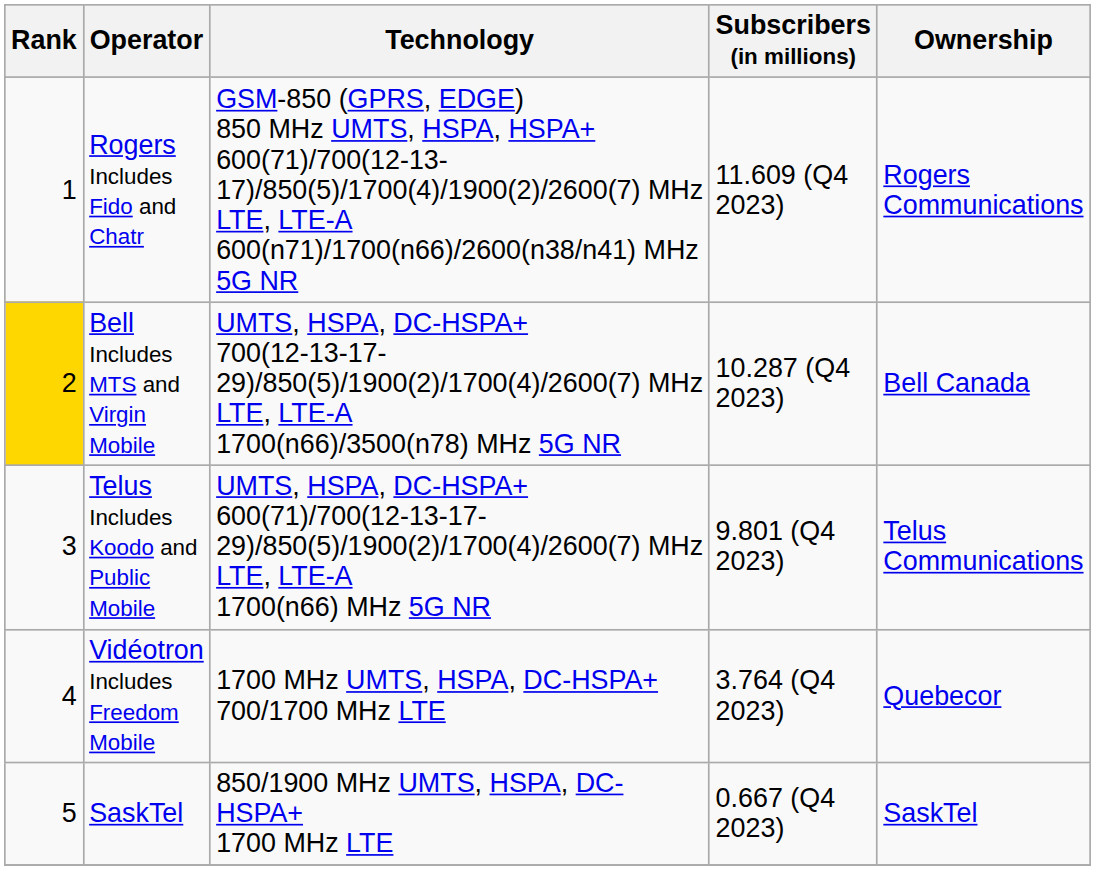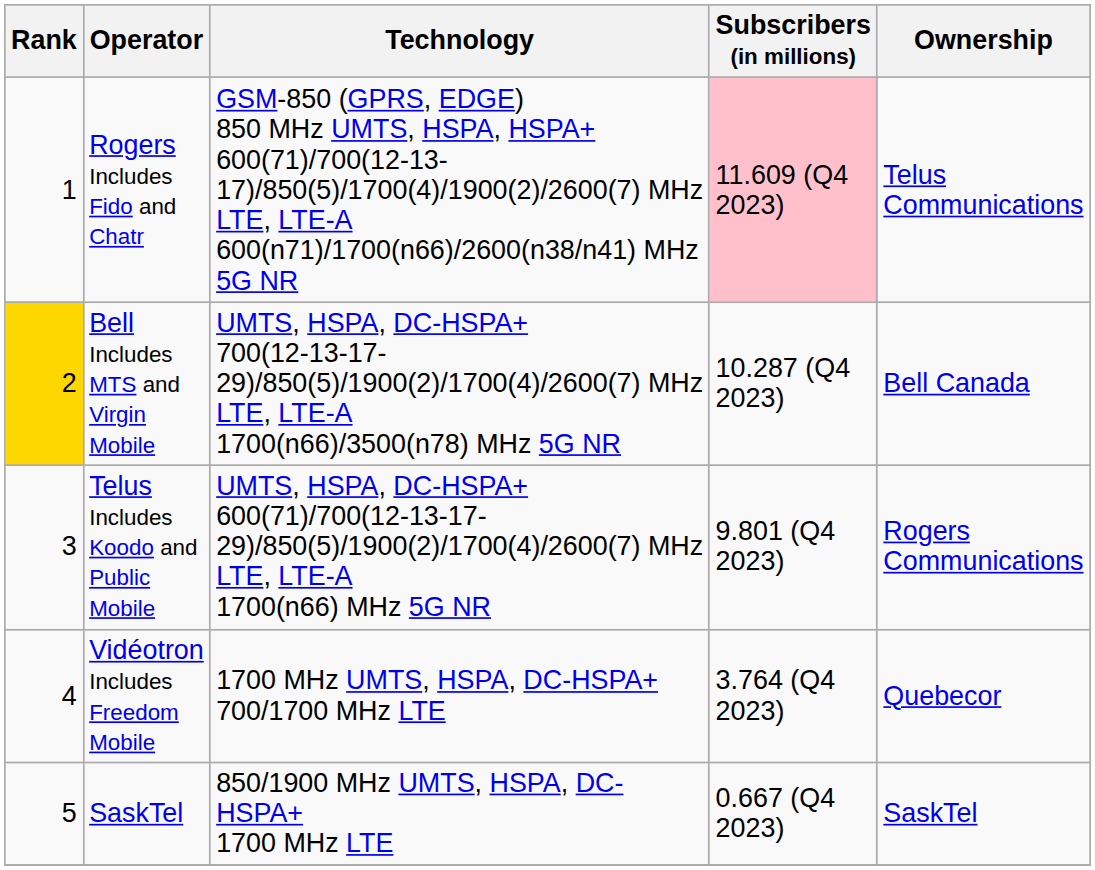(782, 189) no background -> (782, 189) pink background
(983, 189) Rogers Communications -> (983, 189) Telus Communications
(983, 546) Telus Communications -> (983, 546) Rogers Communications
